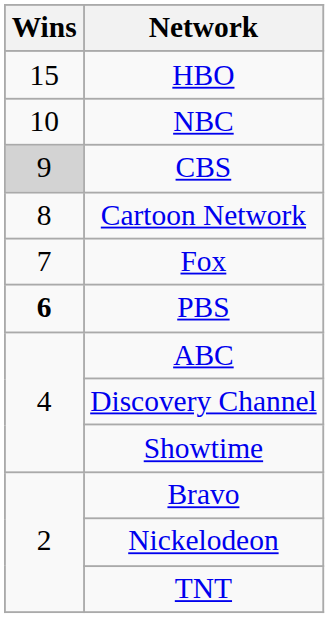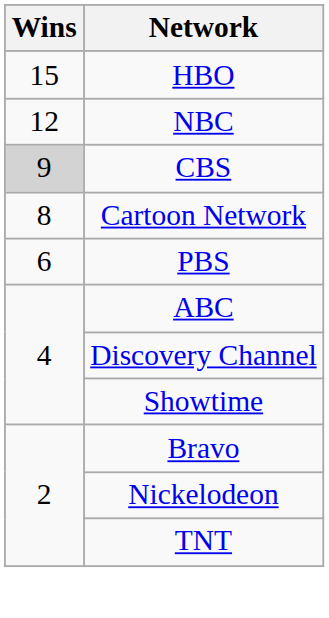(44, 121) 10 -> (44, 121) 12
- row: (203, 261)
(44, 307) bold -> (44, 261) normal
